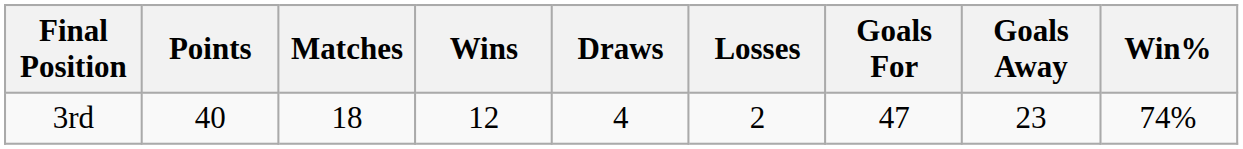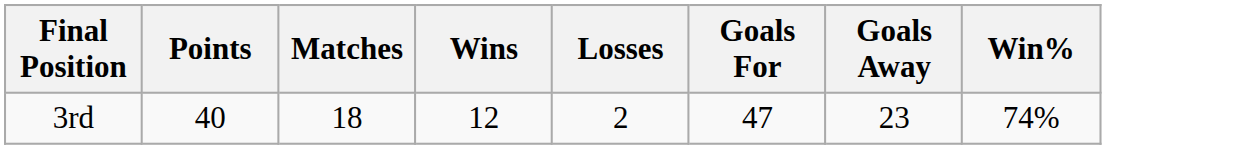- column: (621, 48)
